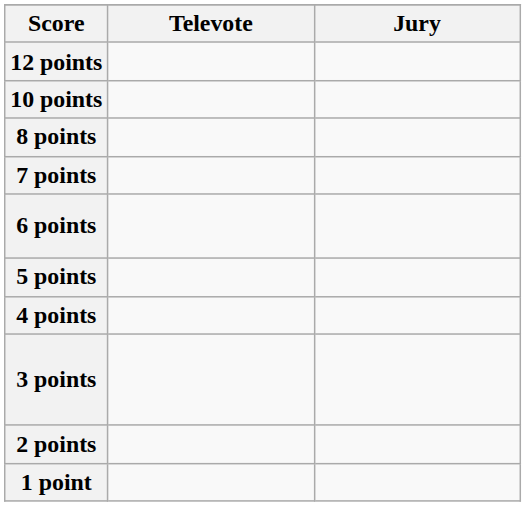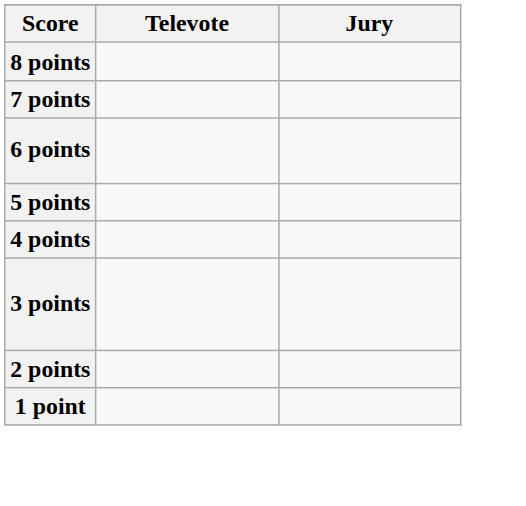- row: (56, 61)
- row: (56, 99)
